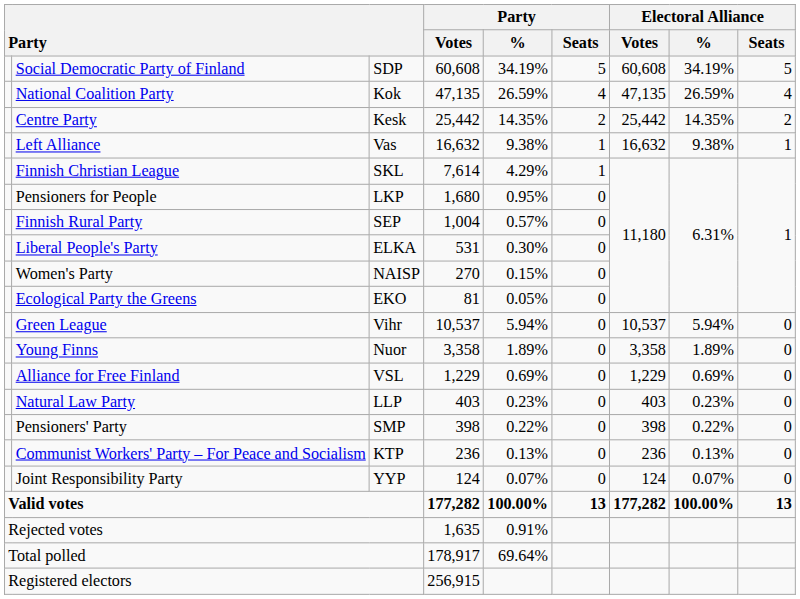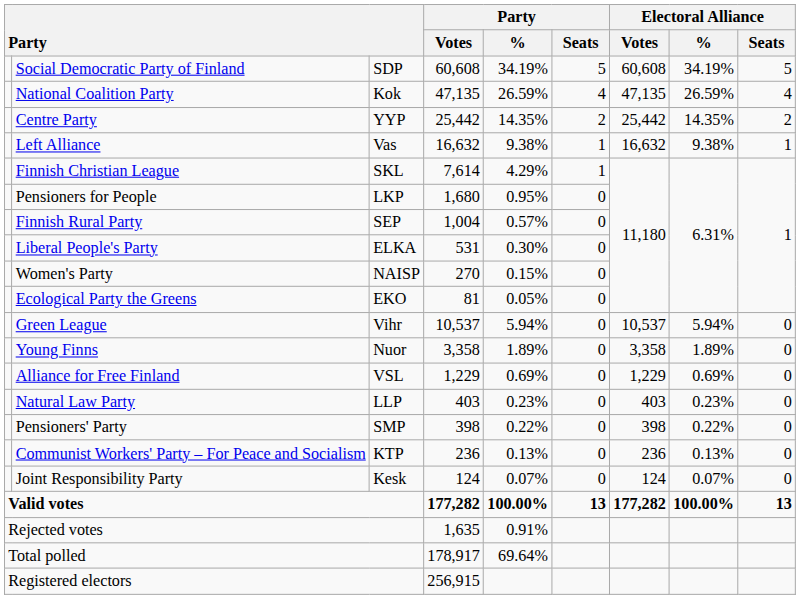(390, 119) Kesk -> (389, 119) YYP
(389, 478) YYP -> (390, 478) Kesk
